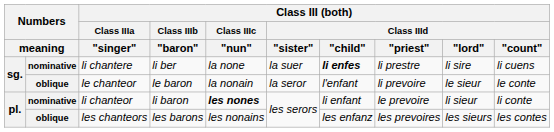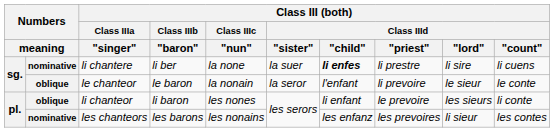(52, 101) nominative -> (52, 101) oblique
(234, 100) bold -> (232, 100) normal
(461, 100) li sieur -> (469, 100) les sieurs
(52, 118) oblique -> (52, 118) nominative
(469, 118) les sieurs -> (461, 118) li sieur
